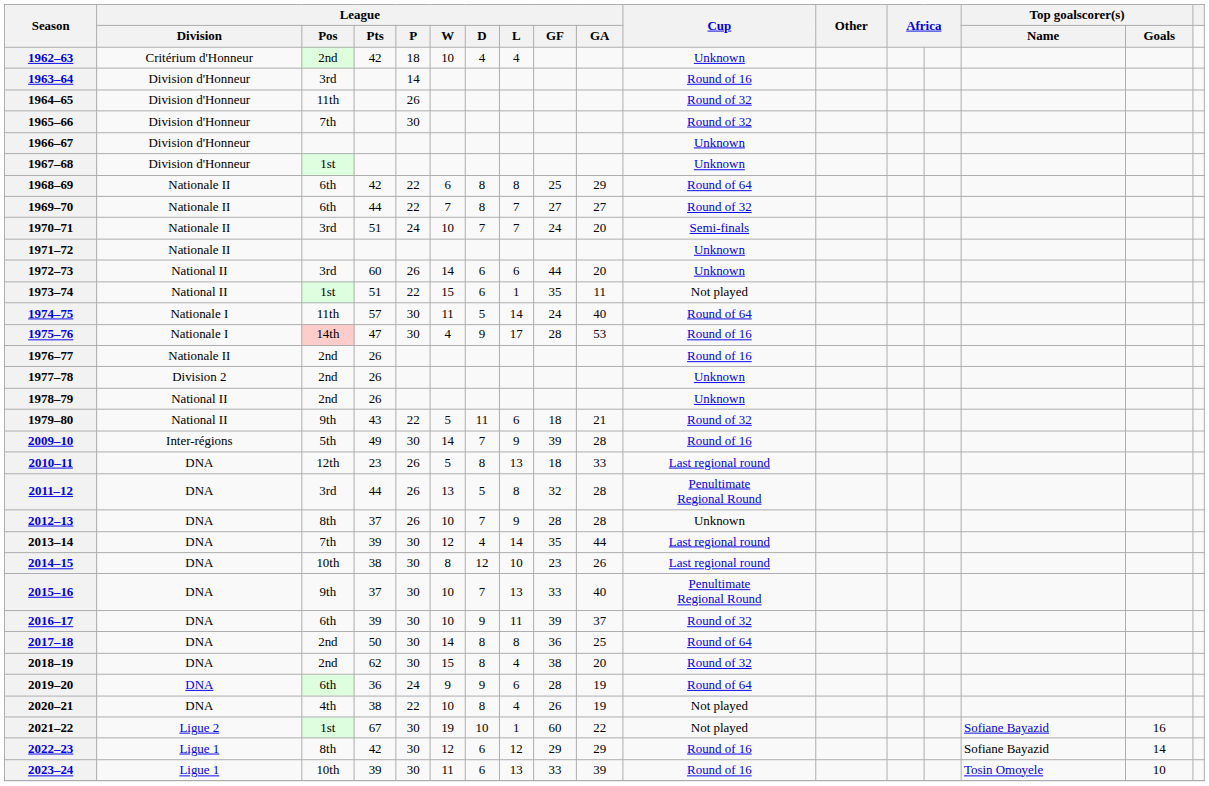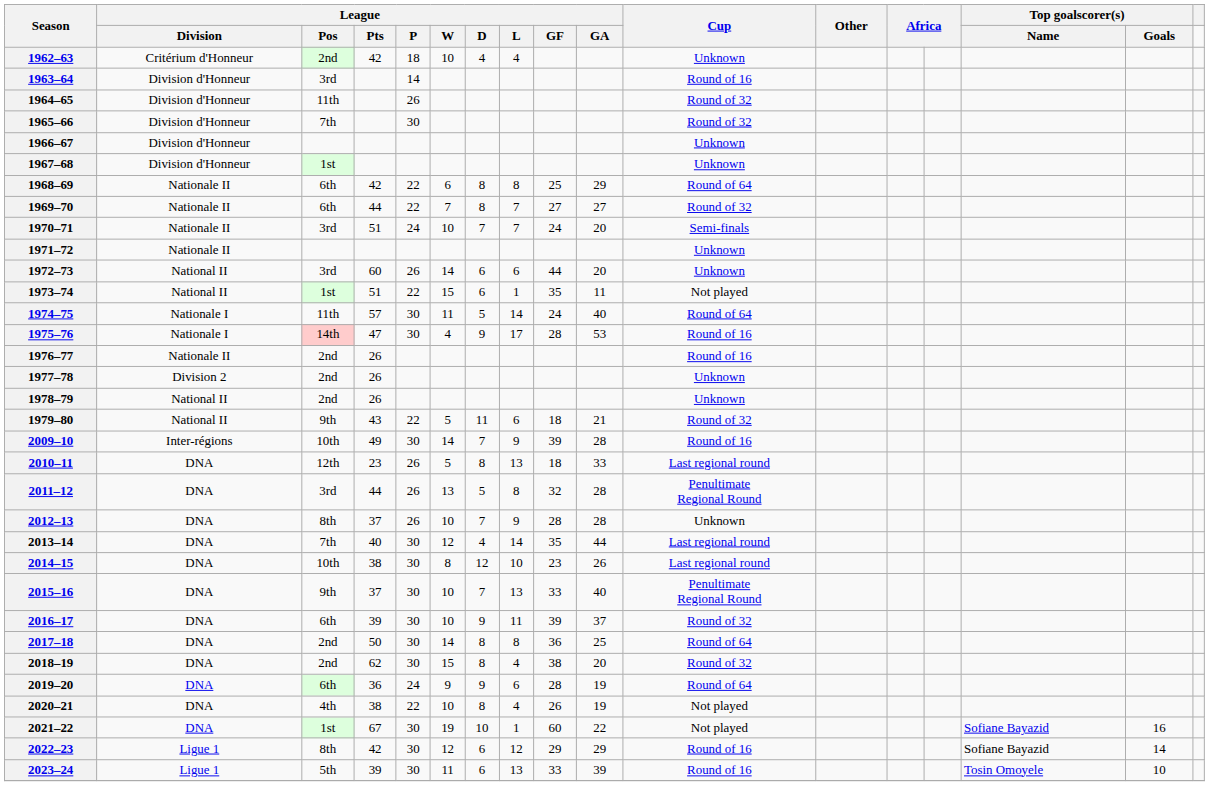(328, 441) 5th -> (328, 441) 10th
(375, 541) 39 -> (375, 541) 40
(199, 727) Ligue 2 -> (199, 727) DNA
(328, 769) 10th -> (328, 769) 5th
